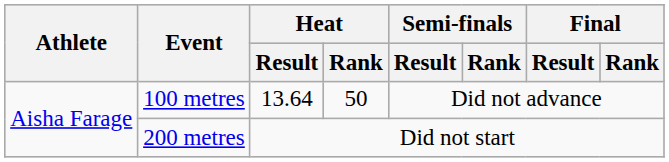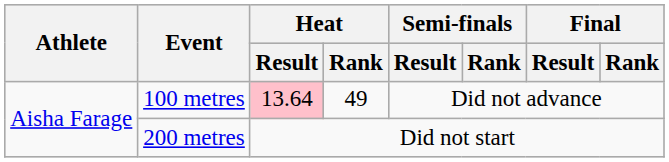(287, 99) no background -> (287, 99) pink background
(356, 99) 50 -> (356, 99) 49
